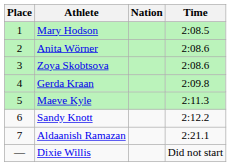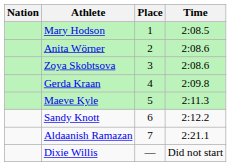columns swapped: (19, 13) <-> (147, 13)
